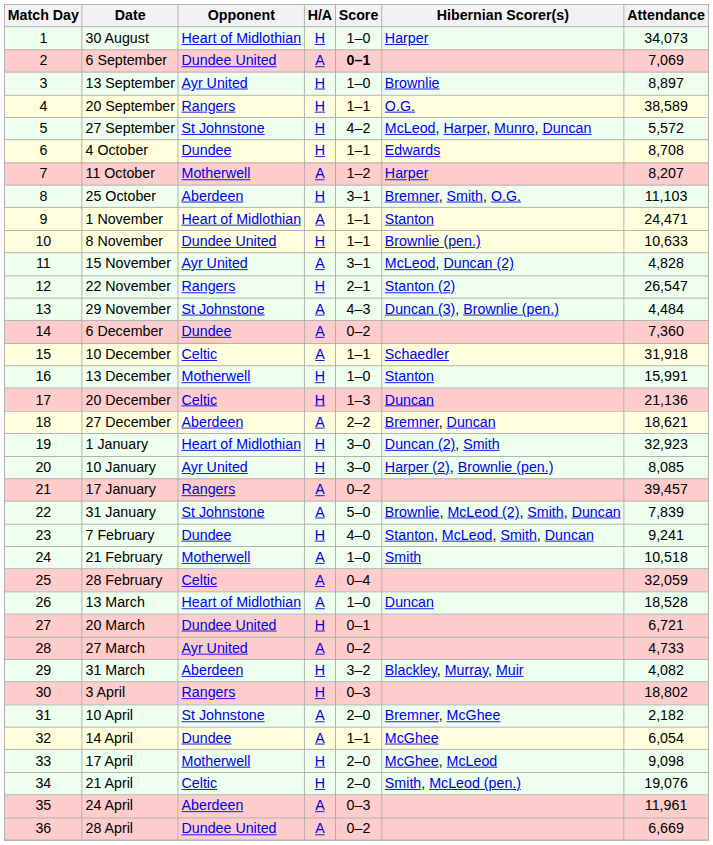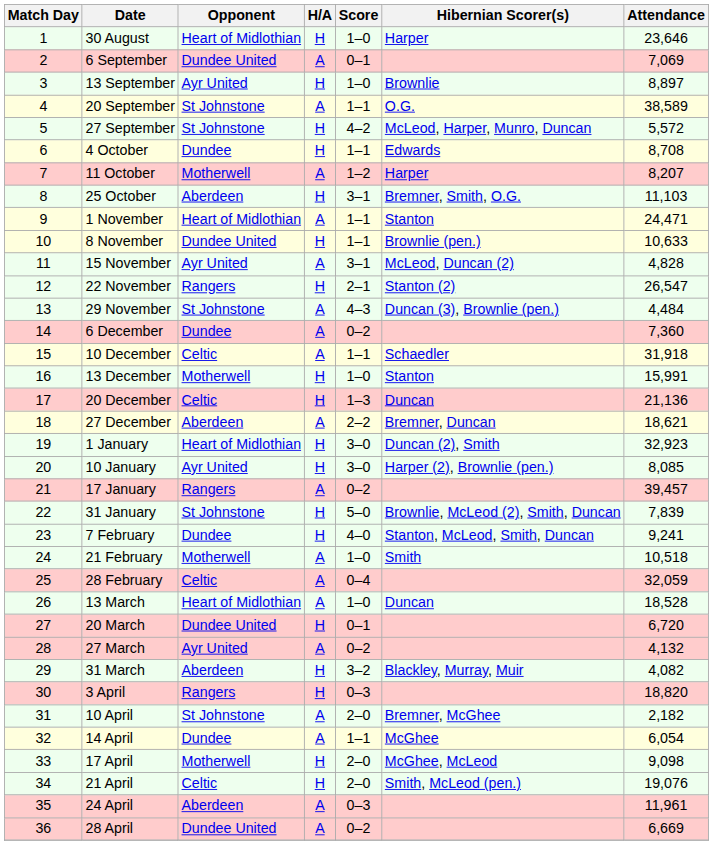(666, 38) 34,073 -> (666, 38) 23,646
(359, 60) bold -> (359, 60) normal
(208, 106) Rangers -> (223, 106) St Johnstone
(320, 106) H -> (320, 106) A
(320, 512) A -> (320, 512) H
(666, 625) 6,721 -> (666, 625) 6,720
(666, 648) 4,733 -> (666, 648) 4,132
(666, 693) 18,802 -> (666, 693) 18,820
